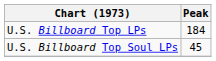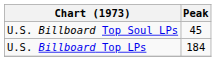rows swapped: (77, 30) <-> (93, 47)
